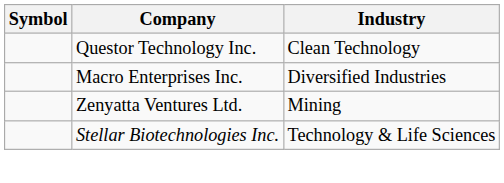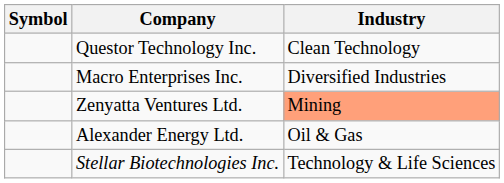(314, 105) no background -> (314, 105) lightsalmon background
+ row: (160, 134)
